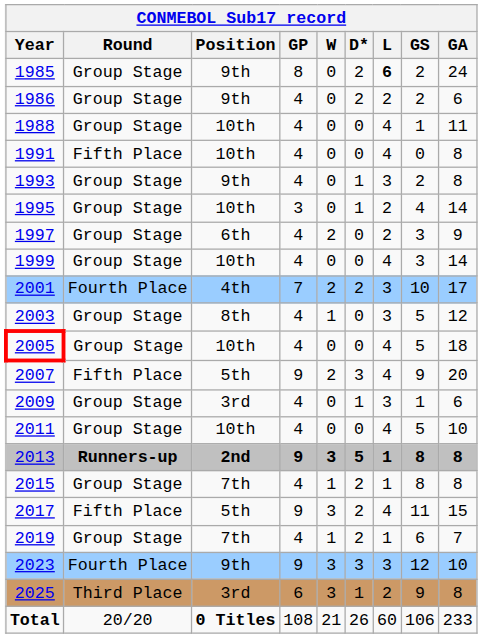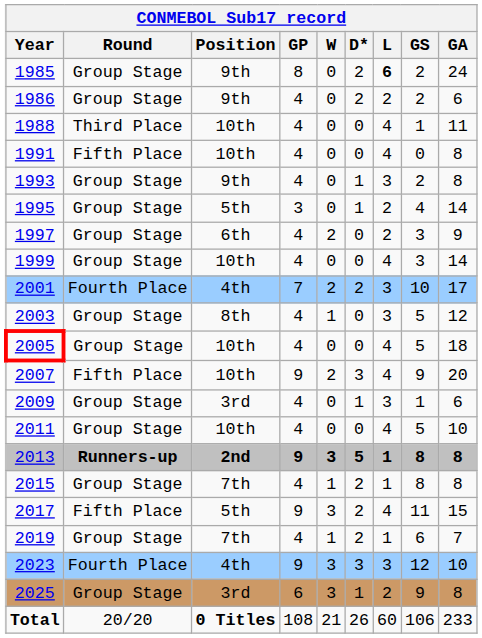(128, 127) Group Stage -> (128, 127) Third Place
(235, 208) 10th -> (235, 208) 5th
(235, 375) 5th -> (235, 375) 10th
(235, 566) 9th -> (235, 566) 4th
(128, 593) Third Place -> (128, 593) Group Stage
